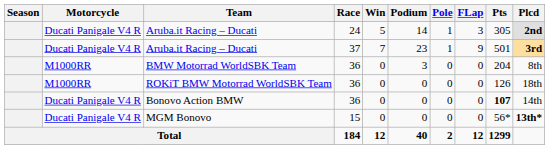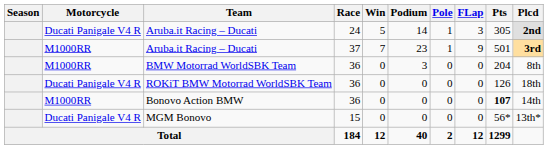(93, 48) Ducati Panigale V4 R -> (68, 48) M1000RR
(68, 83) M1000RR -> (93, 83) Ducati Panigale V4 R
(93, 100) Ducati Panigale V4 R -> (68, 100) M1000RR
(529, 118) bold -> (528, 118) normal
